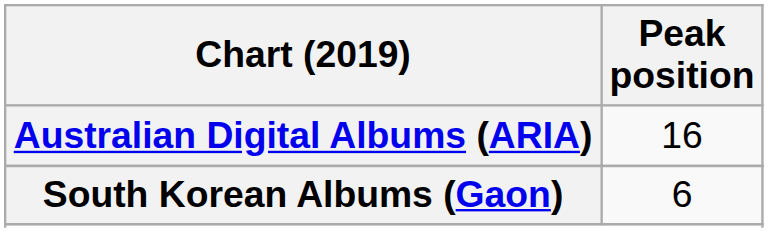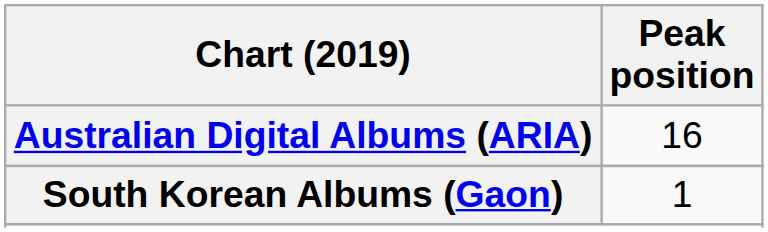(682, 194) 6 -> (682, 194) 1
